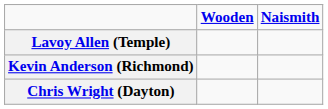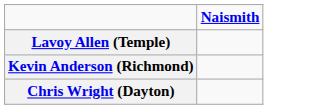- column: (227, 17)
